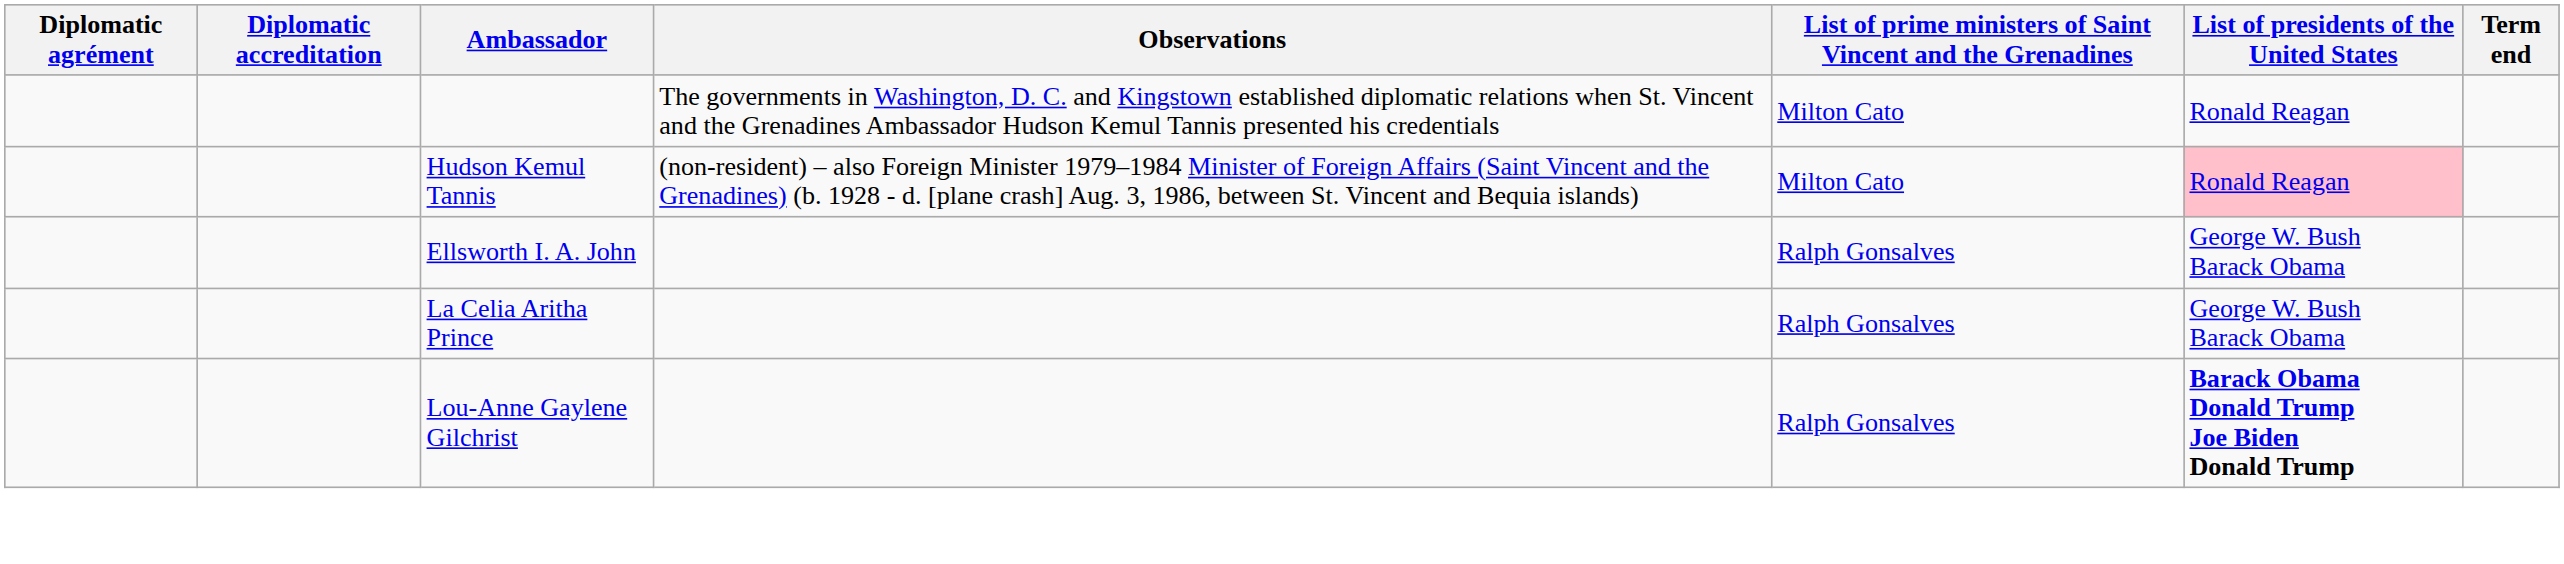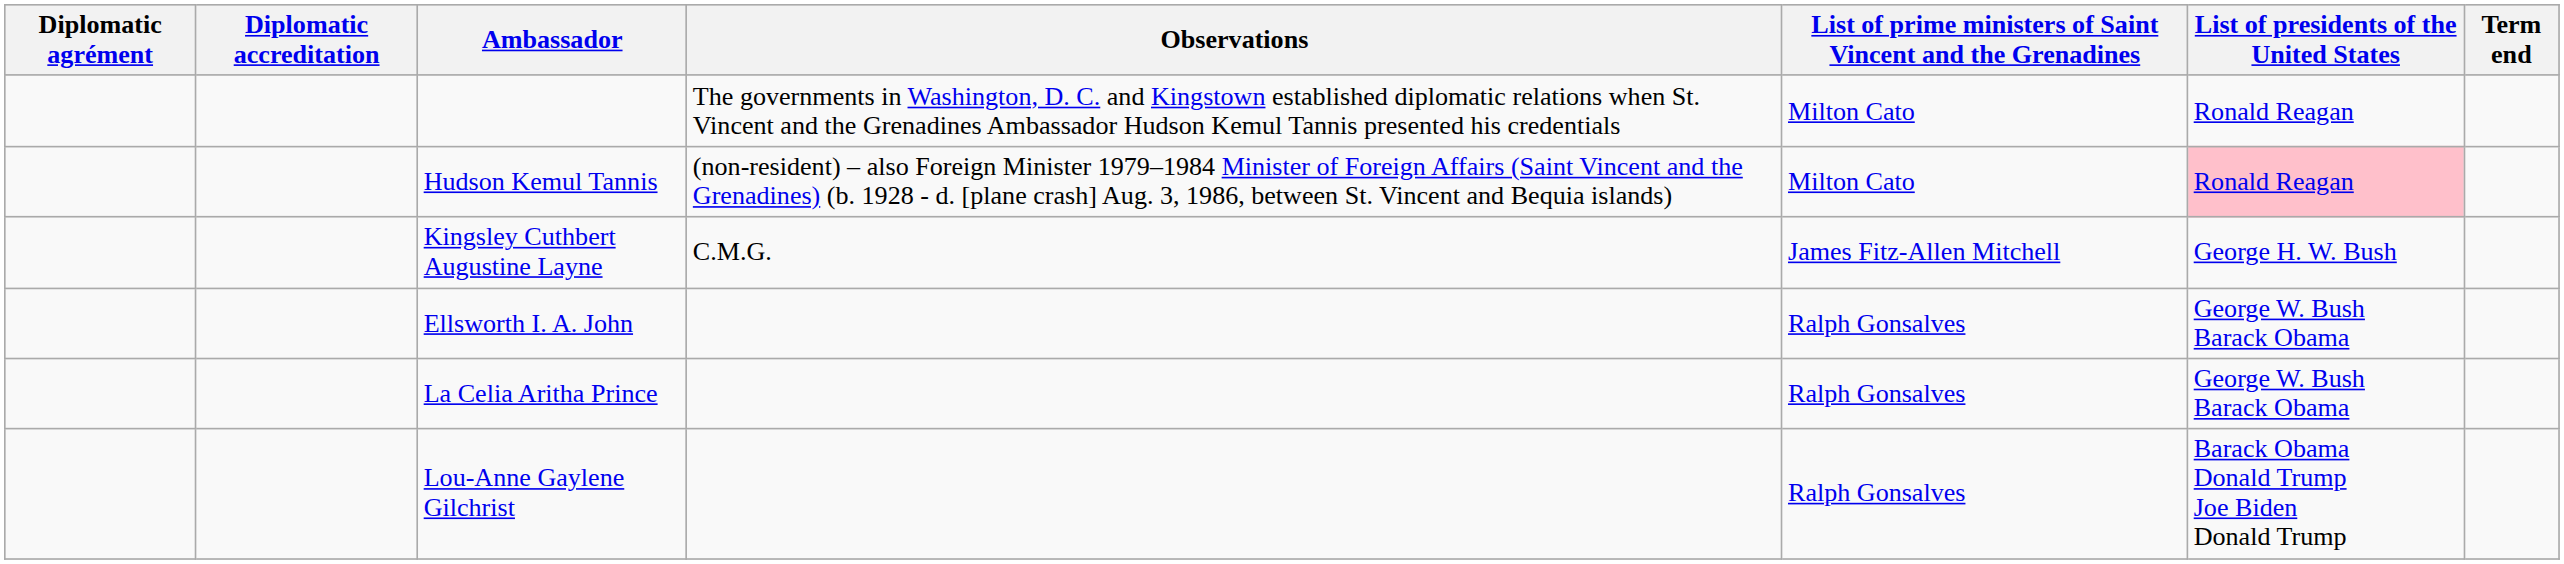+ row: (520, 251)
(2275, 422) bold -> (2272, 493) normal
